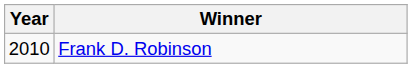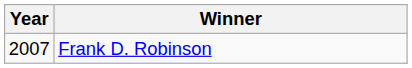(29, 48) 2010 -> (29, 48) 2007
